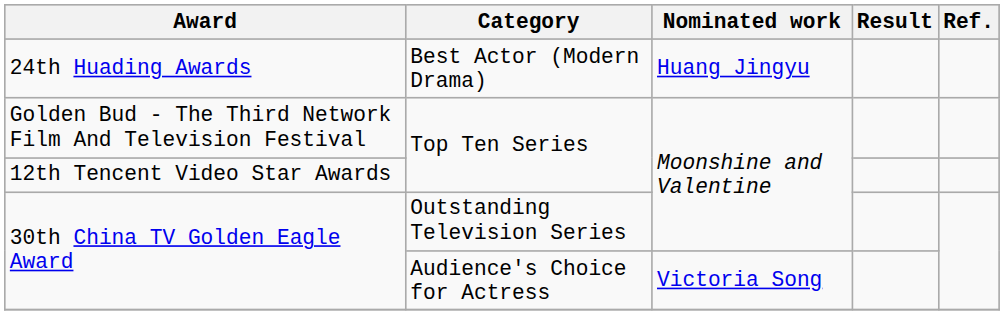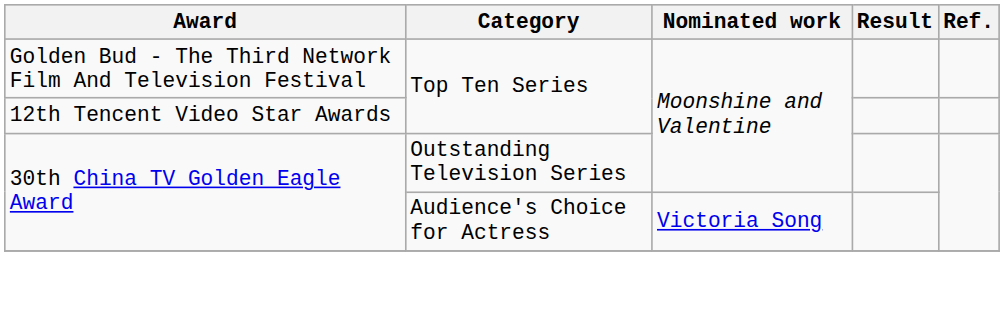- row: (131, 69)
